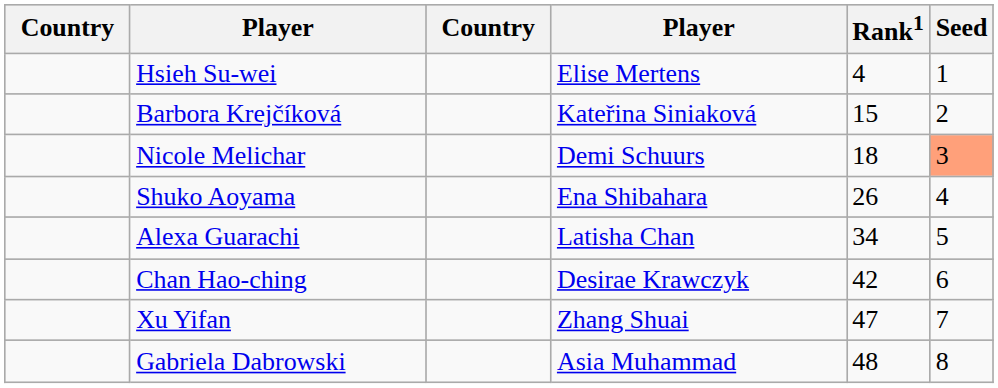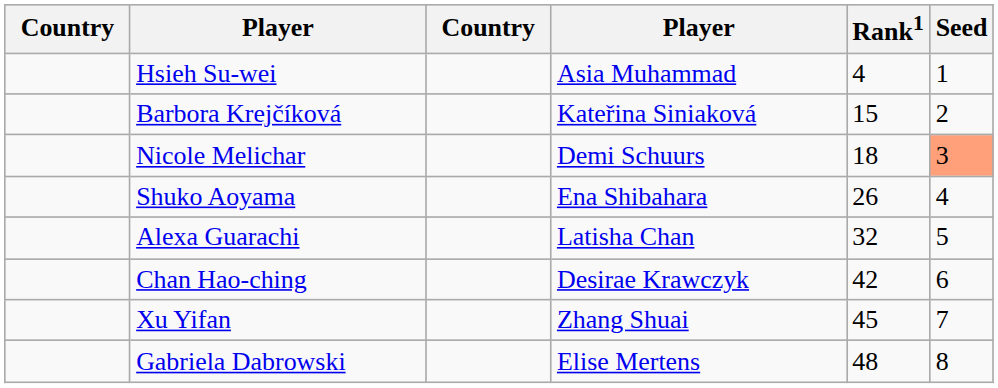(629, 73) Elise Mertens -> (647, 73) Asia Muhammad
(865, 237) 34 -> (865, 237) 32
(865, 319) 47 -> (865, 319) 45
(647, 360) Asia Muhammad -> (629, 360) Elise Mertens
